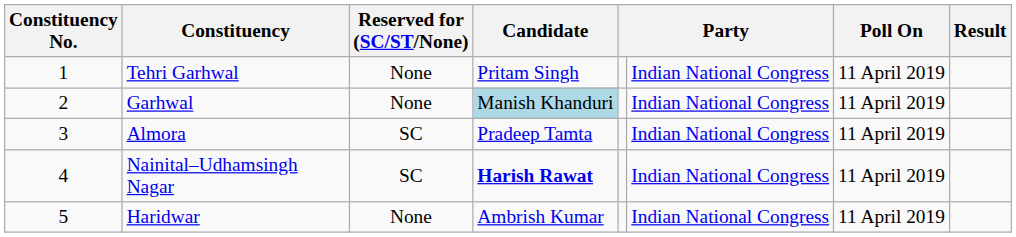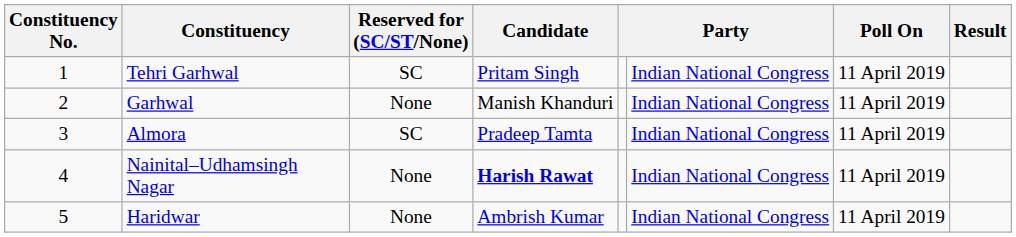(411, 72) None -> (411, 72) SC
(545, 103) lightblue background -> (545, 103) no background
(411, 175) SC -> (411, 175) None
